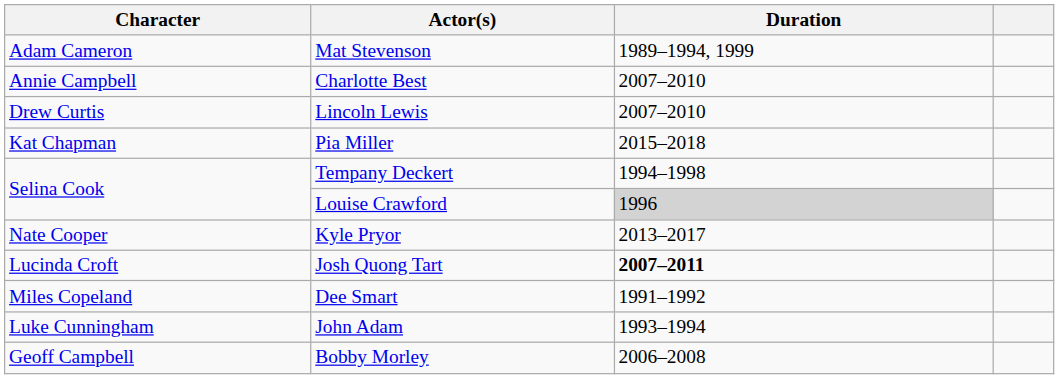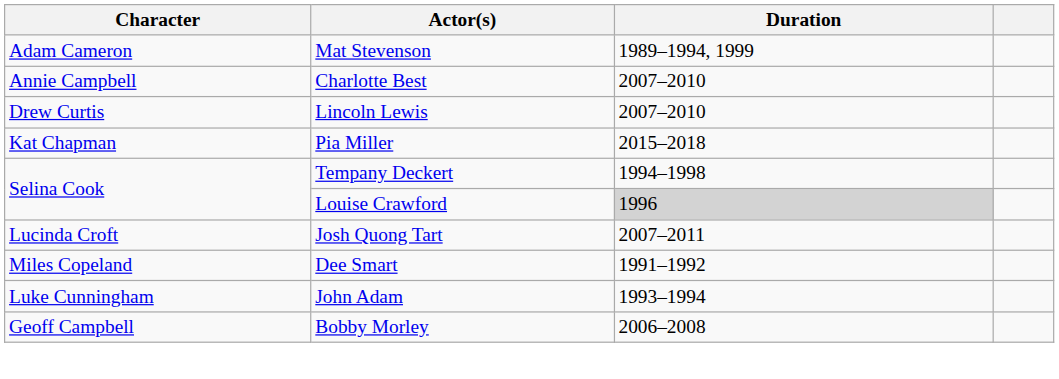- row: (358, 234)
(661, 265) bold -> (662, 234) normal
